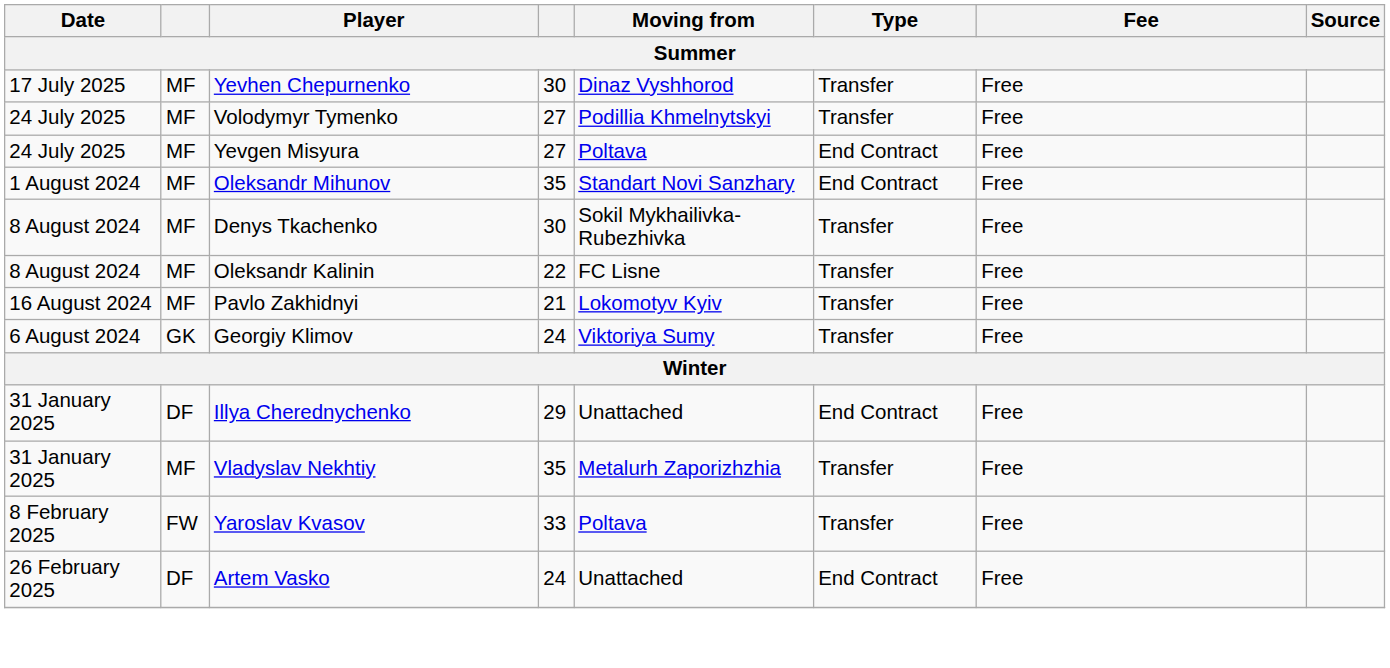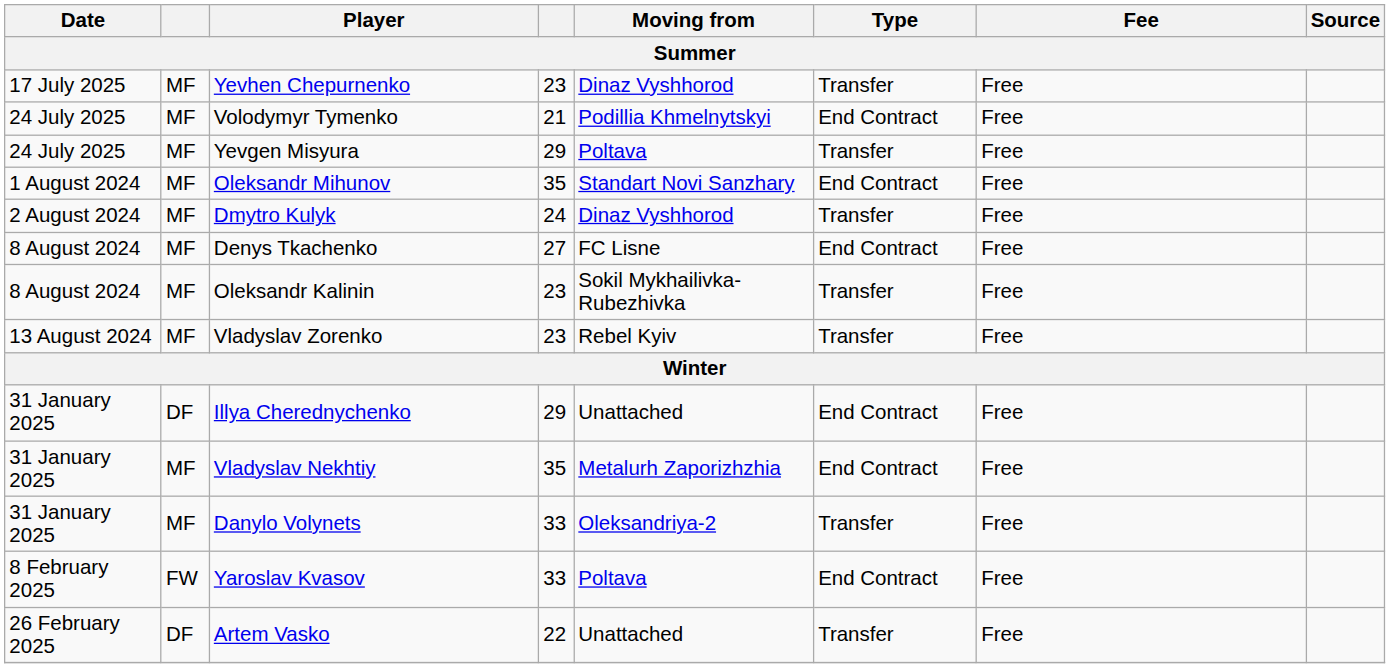(555, 85) 30 -> (555, 85) 23
(555, 118) 27 -> (555, 118) 21
(856, 118) Transfer -> (878, 118) End Contract
(555, 150) 27 -> (555, 150) 29
(878, 150) End Contract -> (856, 150) Transfer
+ row: (275, 215)
(555, 227) 30 -> (555, 248) 27
(660, 227) Sokil Mykhailivka-Rubezhivka -> (619, 248) FC Lisne
(856, 227) Transfer -> (878, 248) End Contract
(555, 271) 22 -> (555, 292) 23
(619, 271) FC Lisne -> (660, 292) Sokil Mykhailivka-Rubezhivka
+ row: (298, 336)
- row: (286, 303)
- row: (283, 336)
(856, 468) Transfer -> (878, 468) End Contract
+ row: (287, 523)
(856, 523) Transfer -> (878, 579) End Contract
(555, 579) 24 -> (555, 634) 22
(878, 579) End Contract -> (856, 634) Transfer
